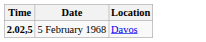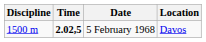+ column: (29, 12)
